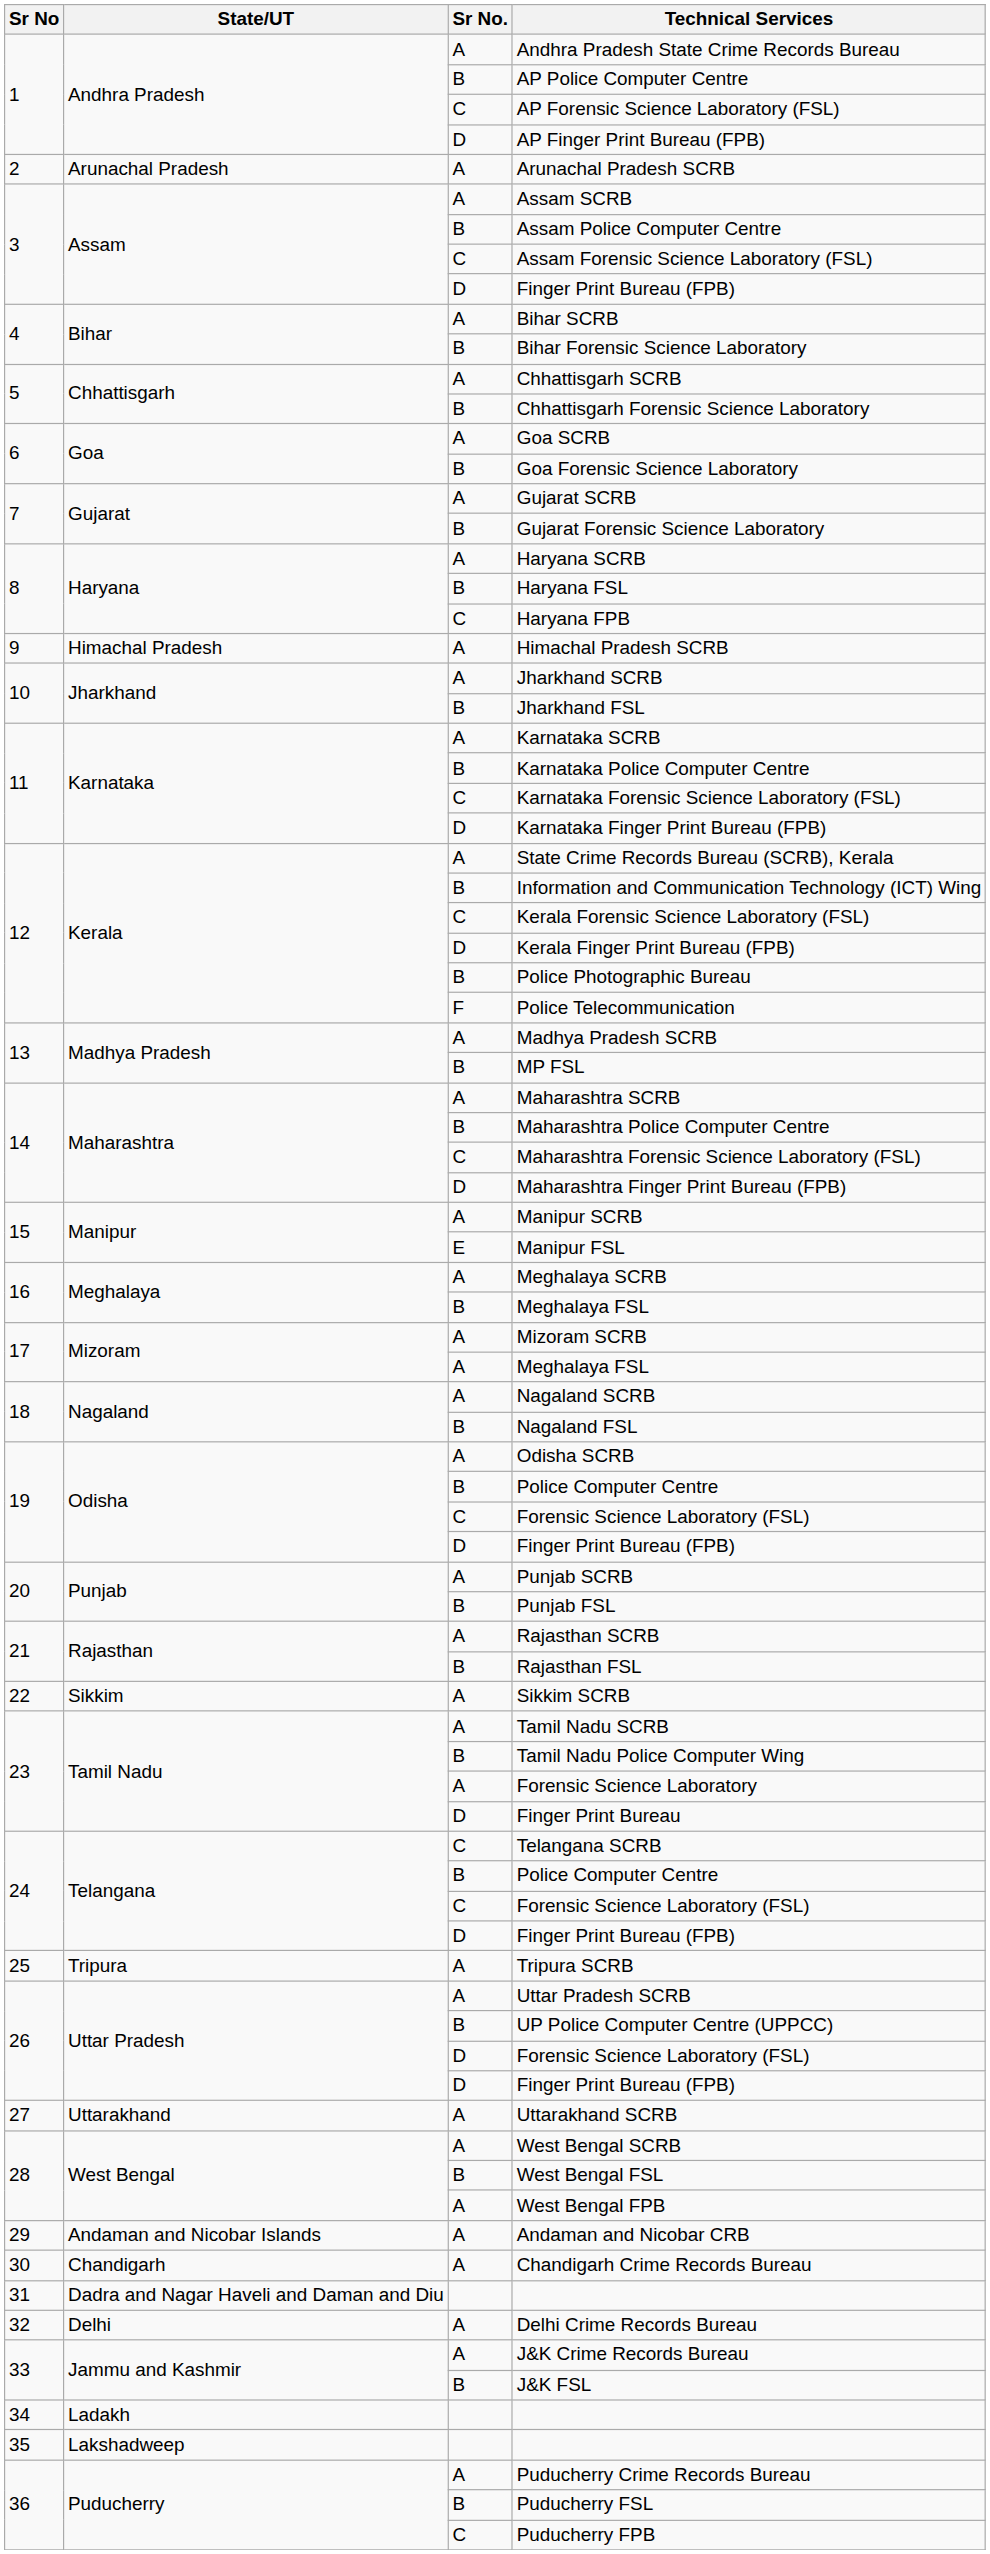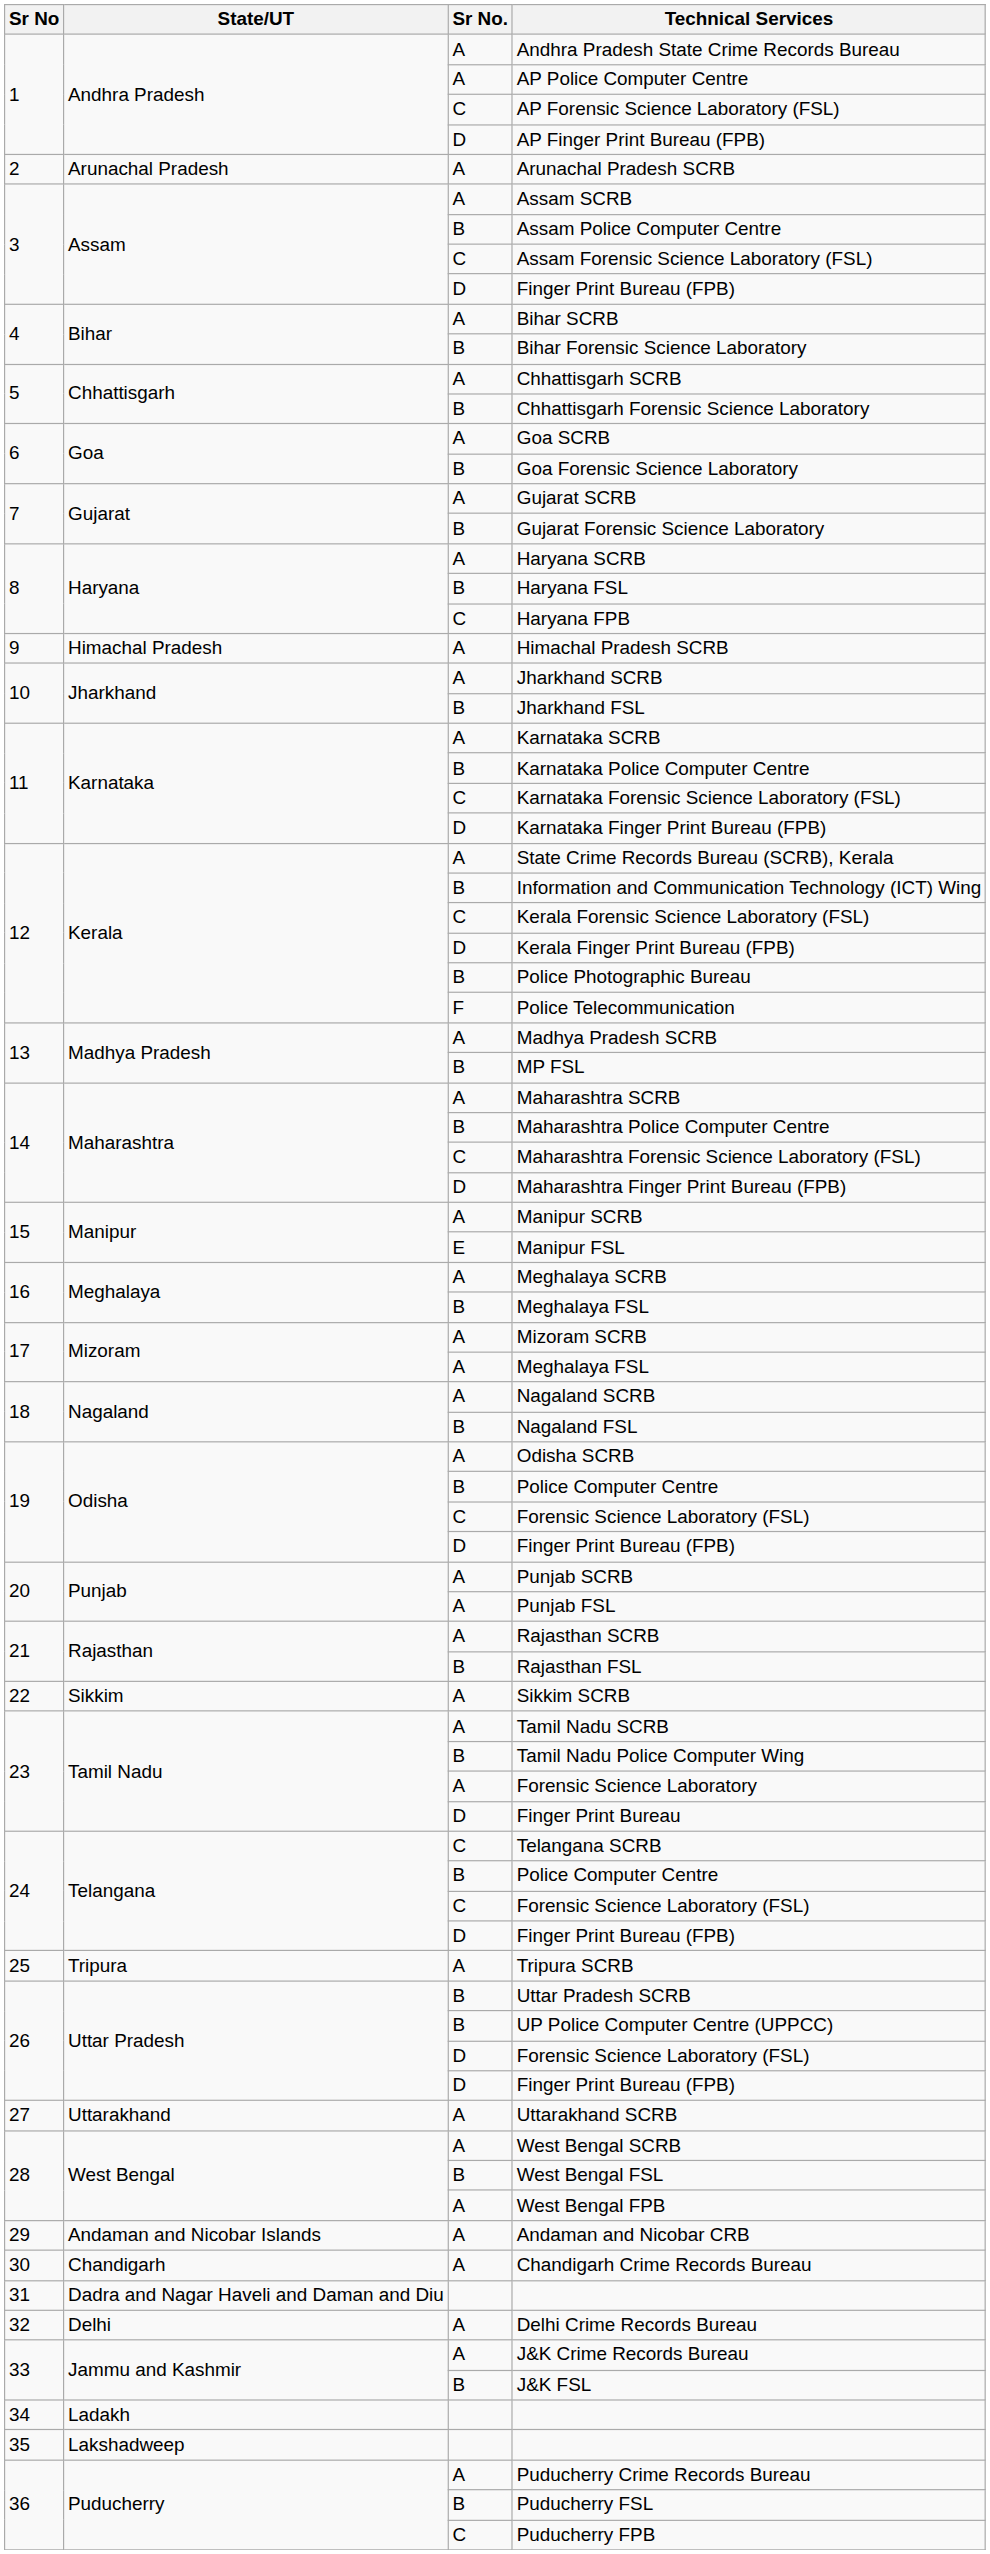(459, 79) B -> (459, 79) A
(459, 1606) B -> (459, 1606) A
(459, 1995) A -> (459, 1995) B
